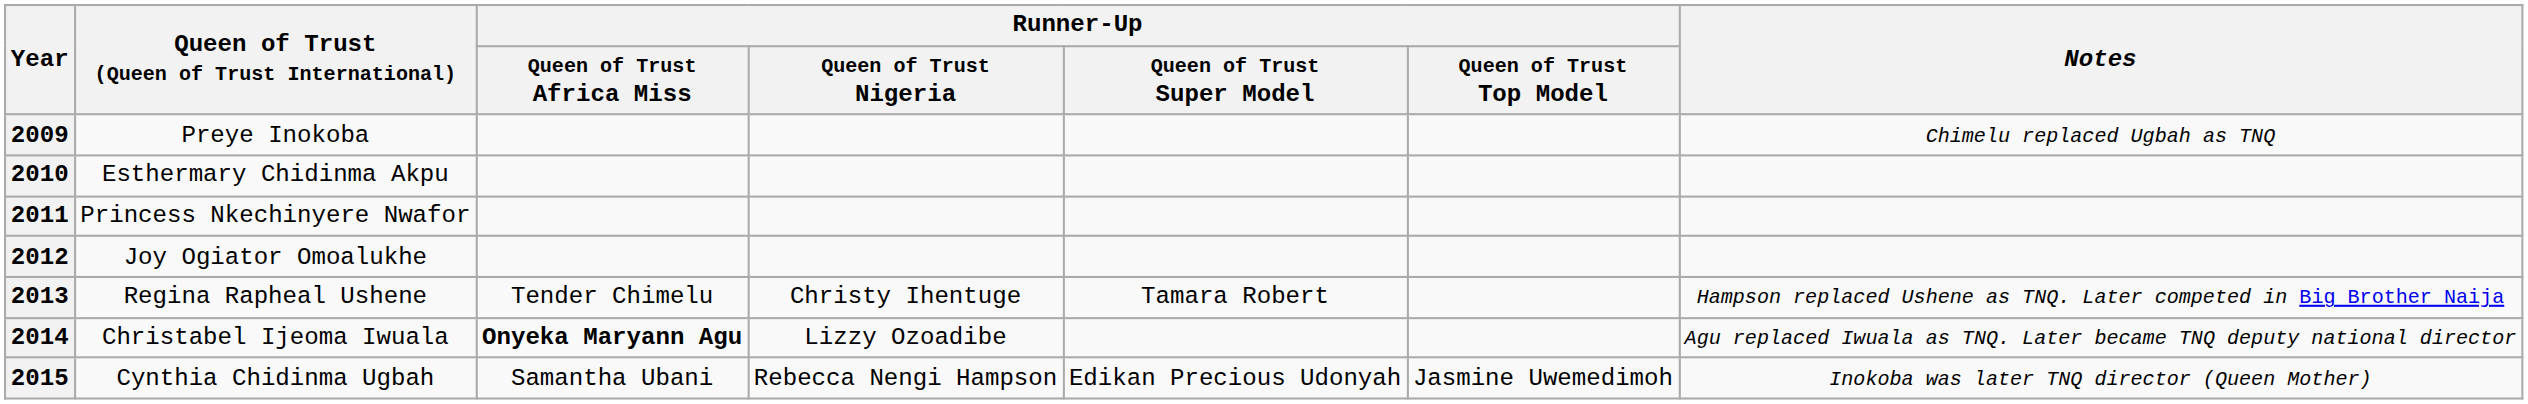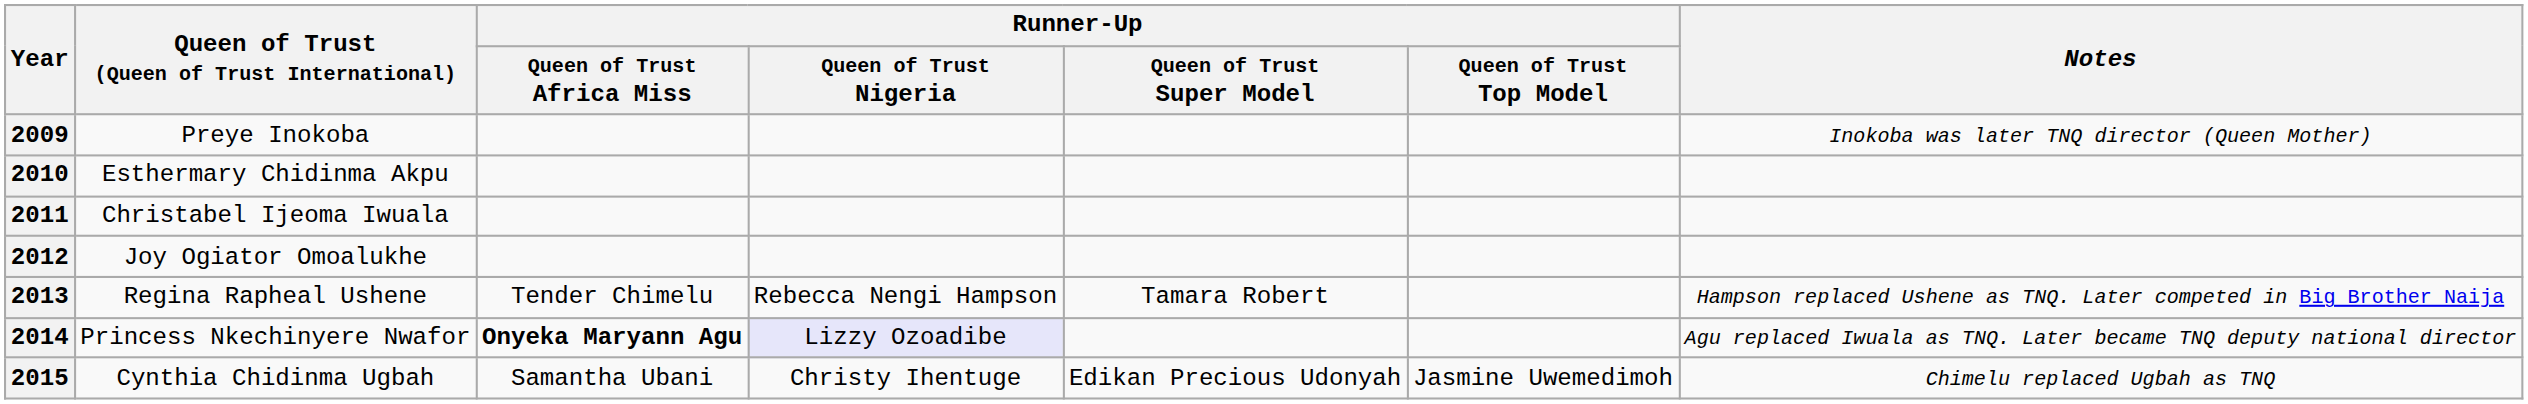(2100, 135) Chimelu replaced Ugbah as TNQ -> (2100, 135) Inokoba was later TNQ director (Queen Mother)
(275, 216) Princess Nkechinyere Nwafor -> (275, 216) Christabel Ijeoma Iwuala
(906, 297) Christy Ihentuge -> (906, 297) Rebecca Nengi Hampson
(275, 337) Christabel Ijeoma Iwuala -> (275, 337) Princess Nkechinyere Nwafor
(906, 337) no background -> (906, 337) lavender background
(906, 378) Rebecca Nengi Hampson -> (906, 378) Christy Ihentuge
(2100, 378) Inokoba was later TNQ director (Queen Mother) -> (2100, 378) Chimelu replaced Ugbah as TNQ
